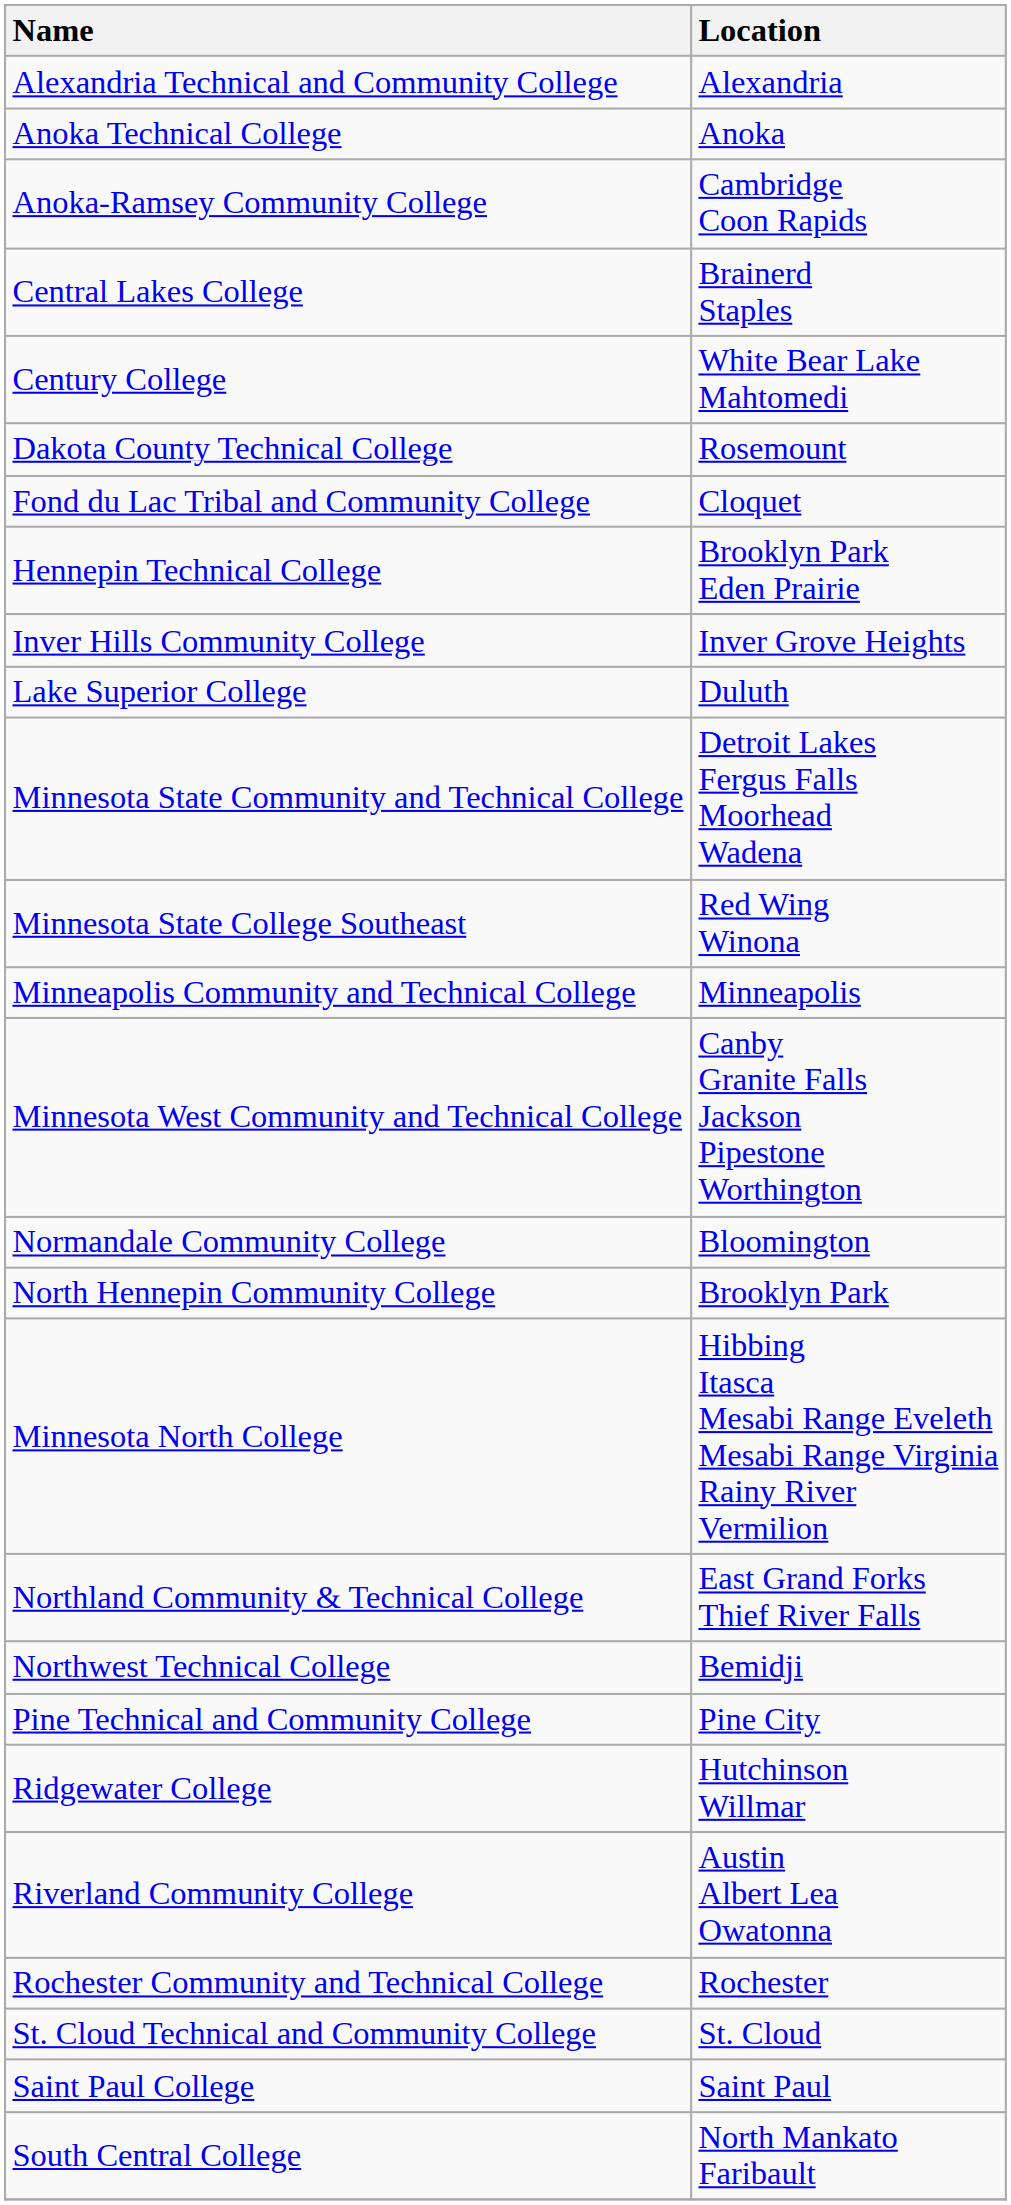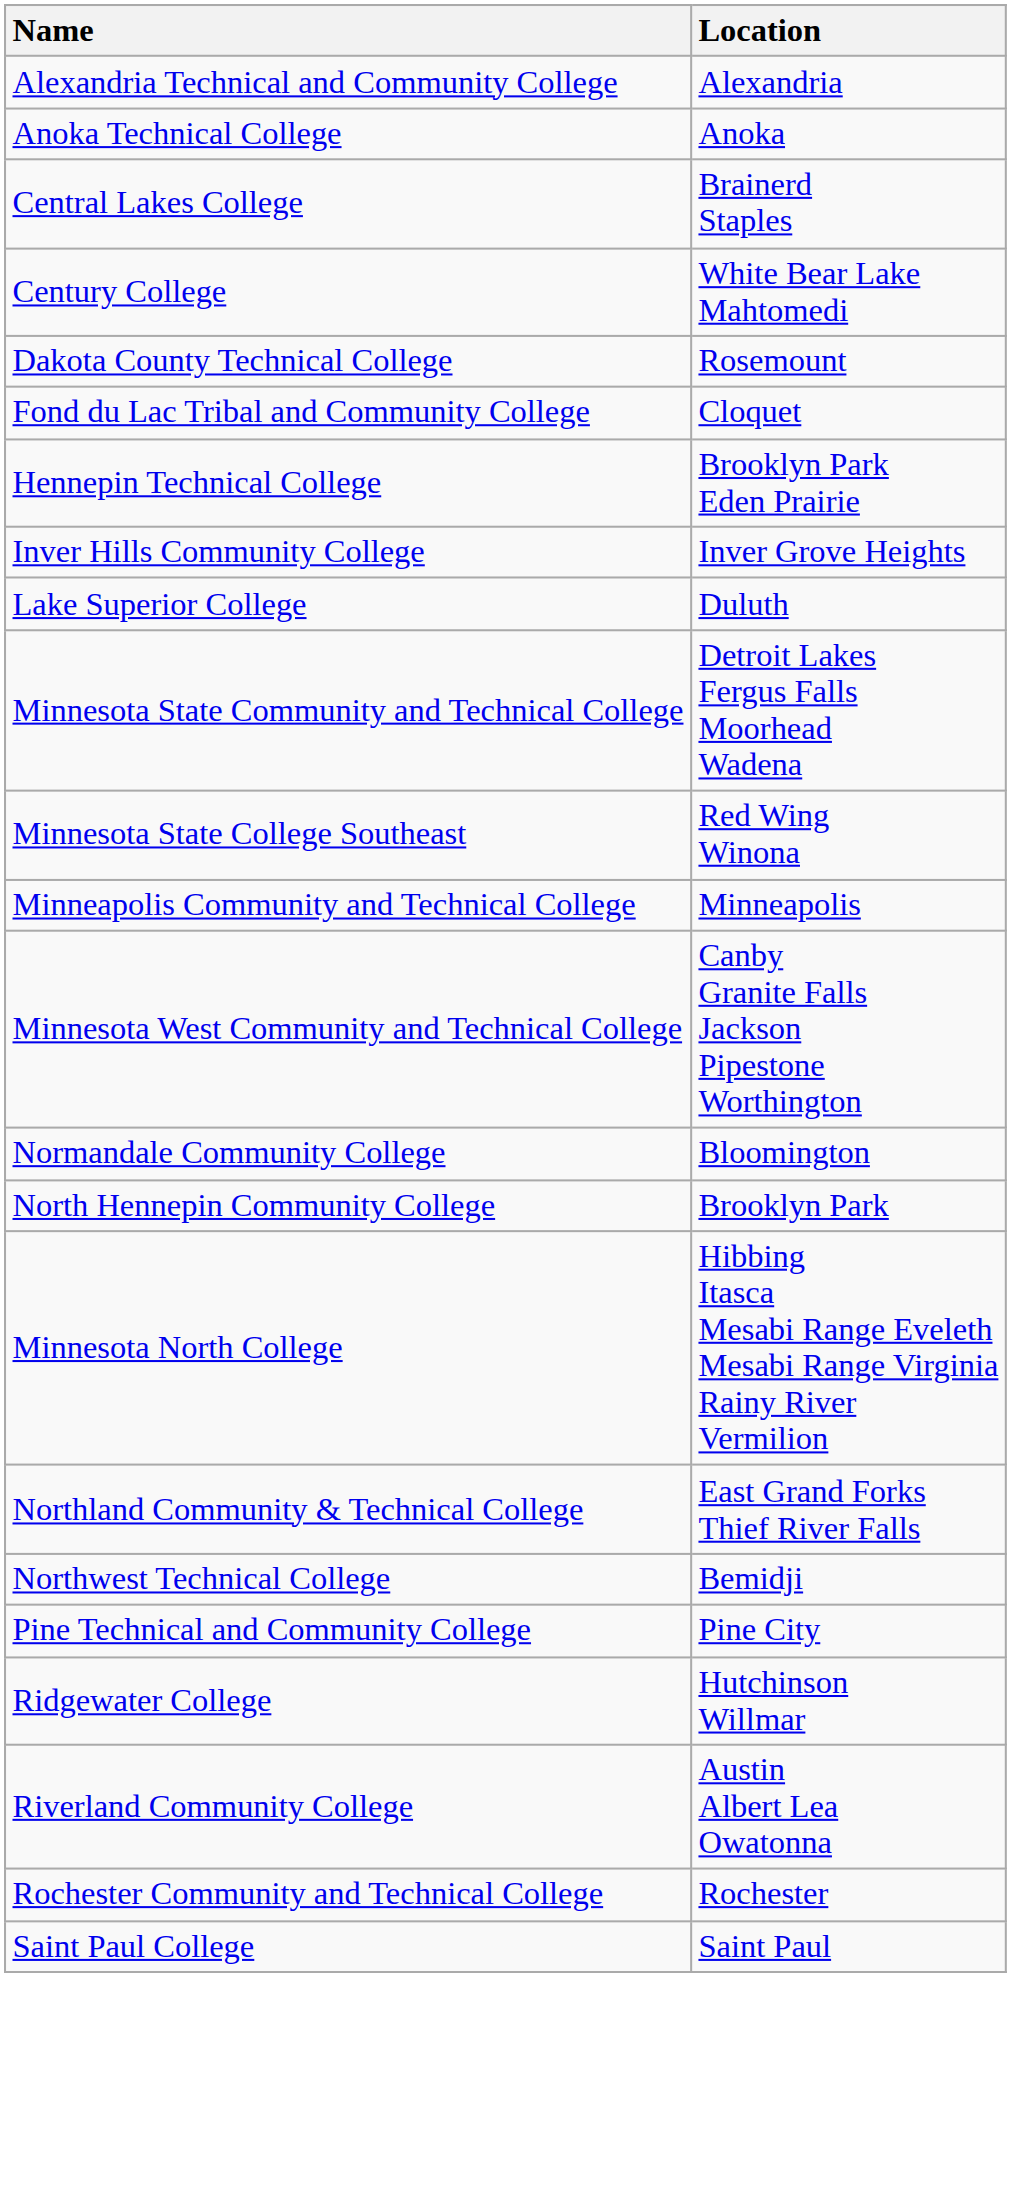- row: (250, 203)
- row: (304, 2033)
- row: (157, 2155)
